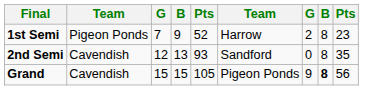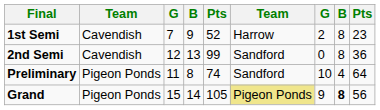(109, 34) Pigeon Ponds -> (112, 34) Cavendish
(201, 54) 93 -> (213, 54) 99
(343, 54) 35 -> (360, 54) 36
+ row: (42, 74)
(99, 74) Cavendish -> (121, 94) Pigeon Ponds
(181, 74) 15 -> (193, 94) 14
(260, 74) no background -> (273, 94) khaki background
